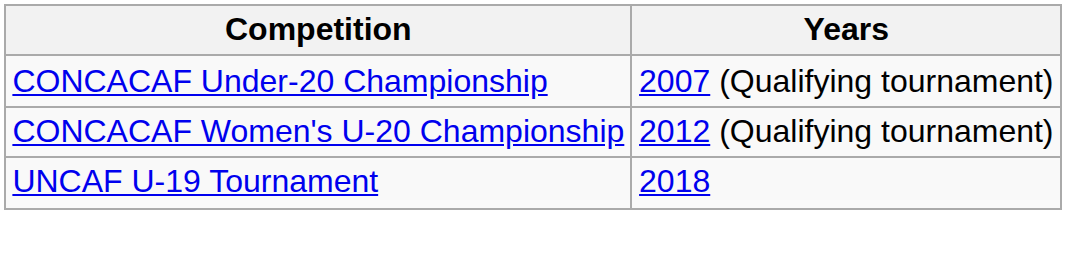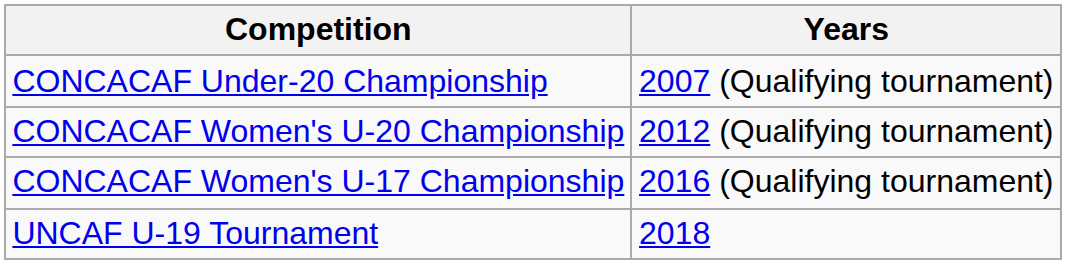+ row: (318, 182)
